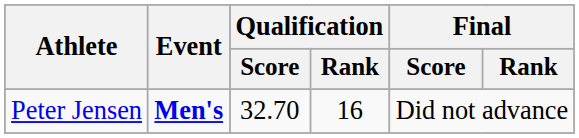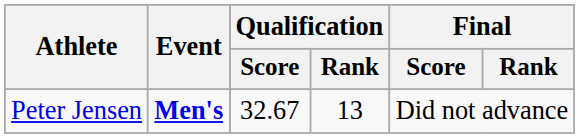(270, 111) 32.70 -> (270, 111) 32.67
(350, 111) 16 -> (350, 111) 13
